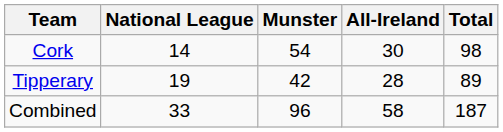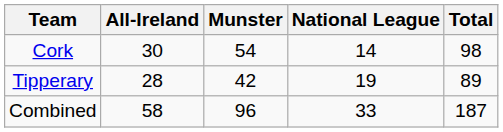columns swapped: (393, 19) <-> (180, 19)
